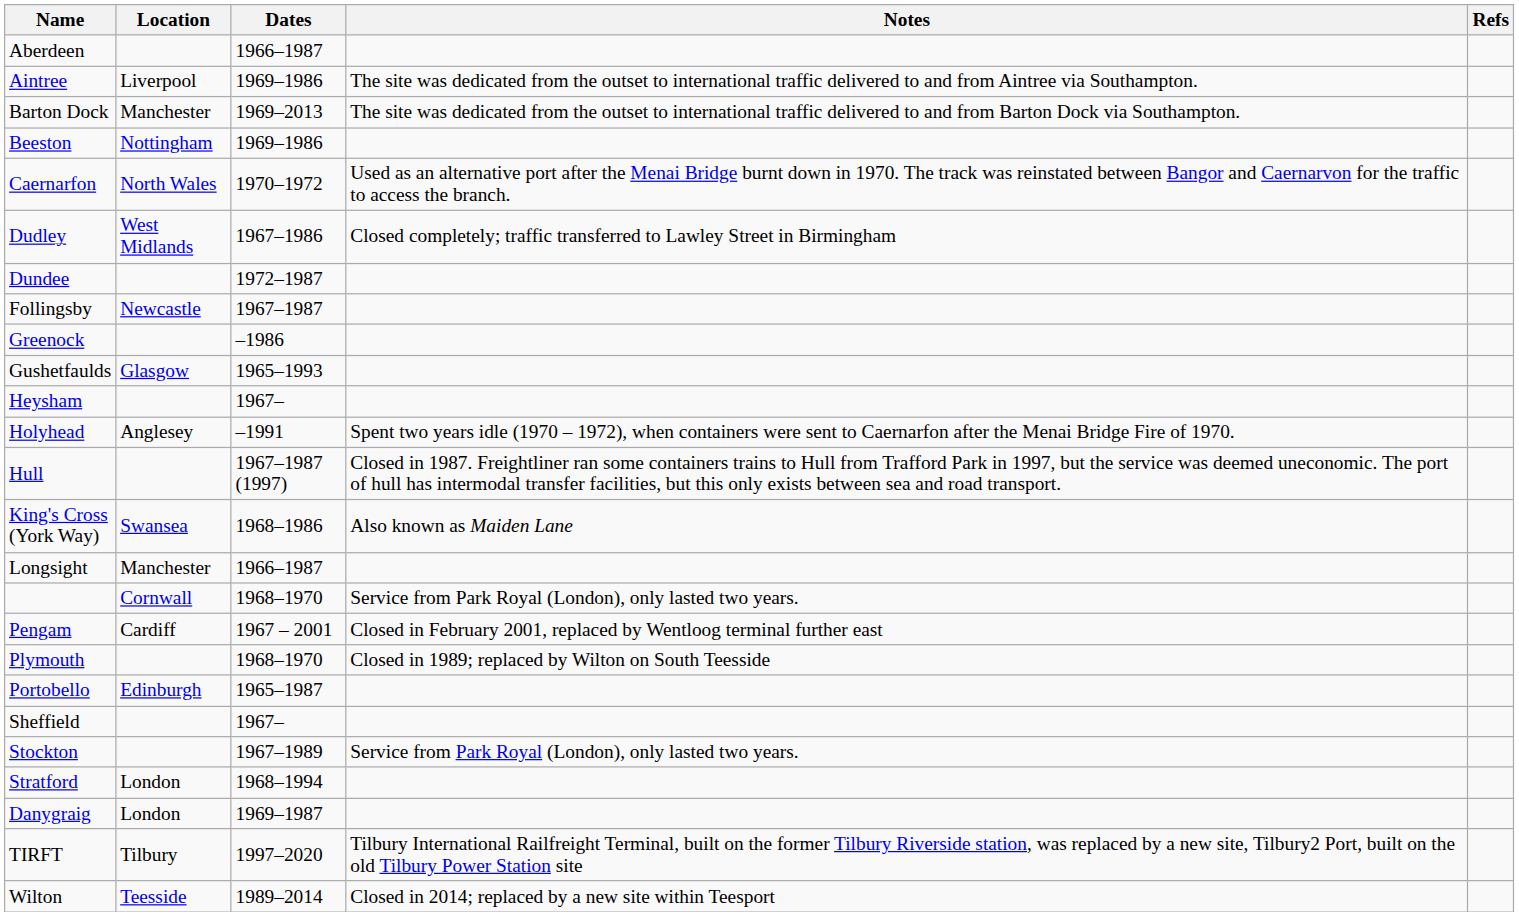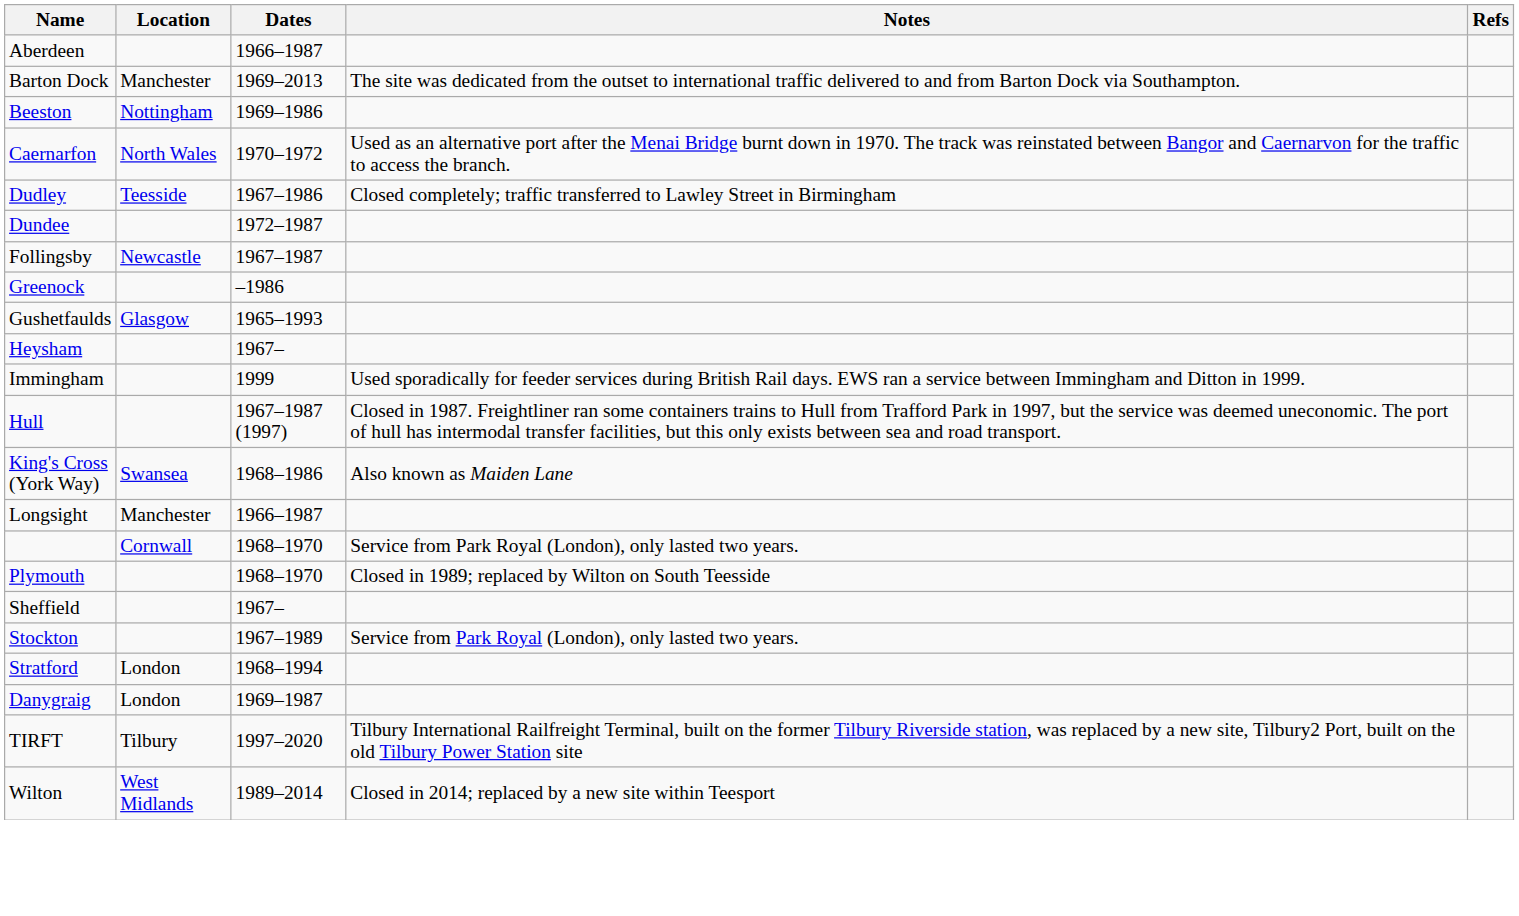- row: (38, 81)
(157, 236) West Midlands -> (153, 195) Teesside
- row: (47, 431)
+ row: (56, 379)
- row: (40, 628)
- row: (49, 690)
(153, 896) Teesside -> (157, 793) West Midlands
